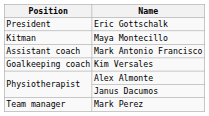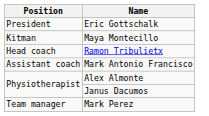+ row: (124, 51)
- row: (124, 64)
